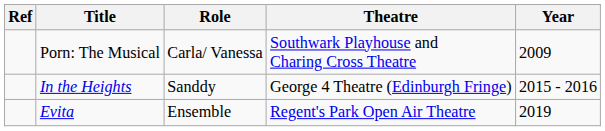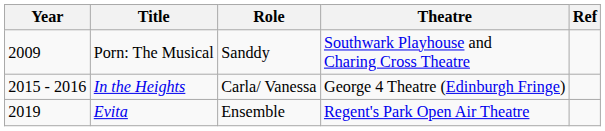columns swapped: (558, 17) <-> (20, 17)
(215, 52) Carla/ Vanessa -> (245, 52) Sanddy
(192, 86) Sanddy -> (269, 86) Carla/ Vanessa
